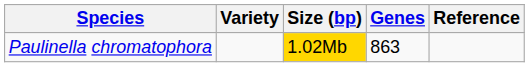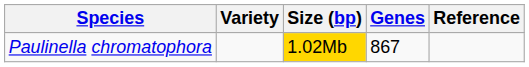(385, 47) 863 -> (385, 47) 867
